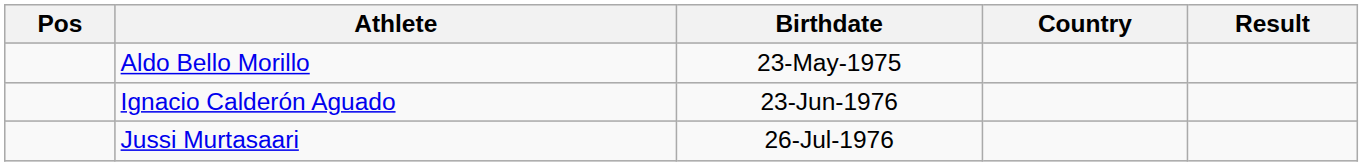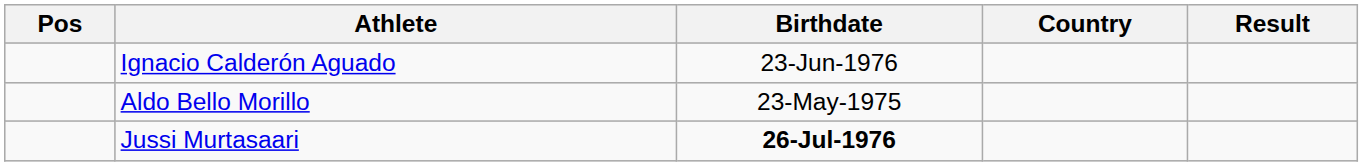rows swapped: (258, 101) <-> (215, 62)
(829, 140) normal -> (829, 140) bold
